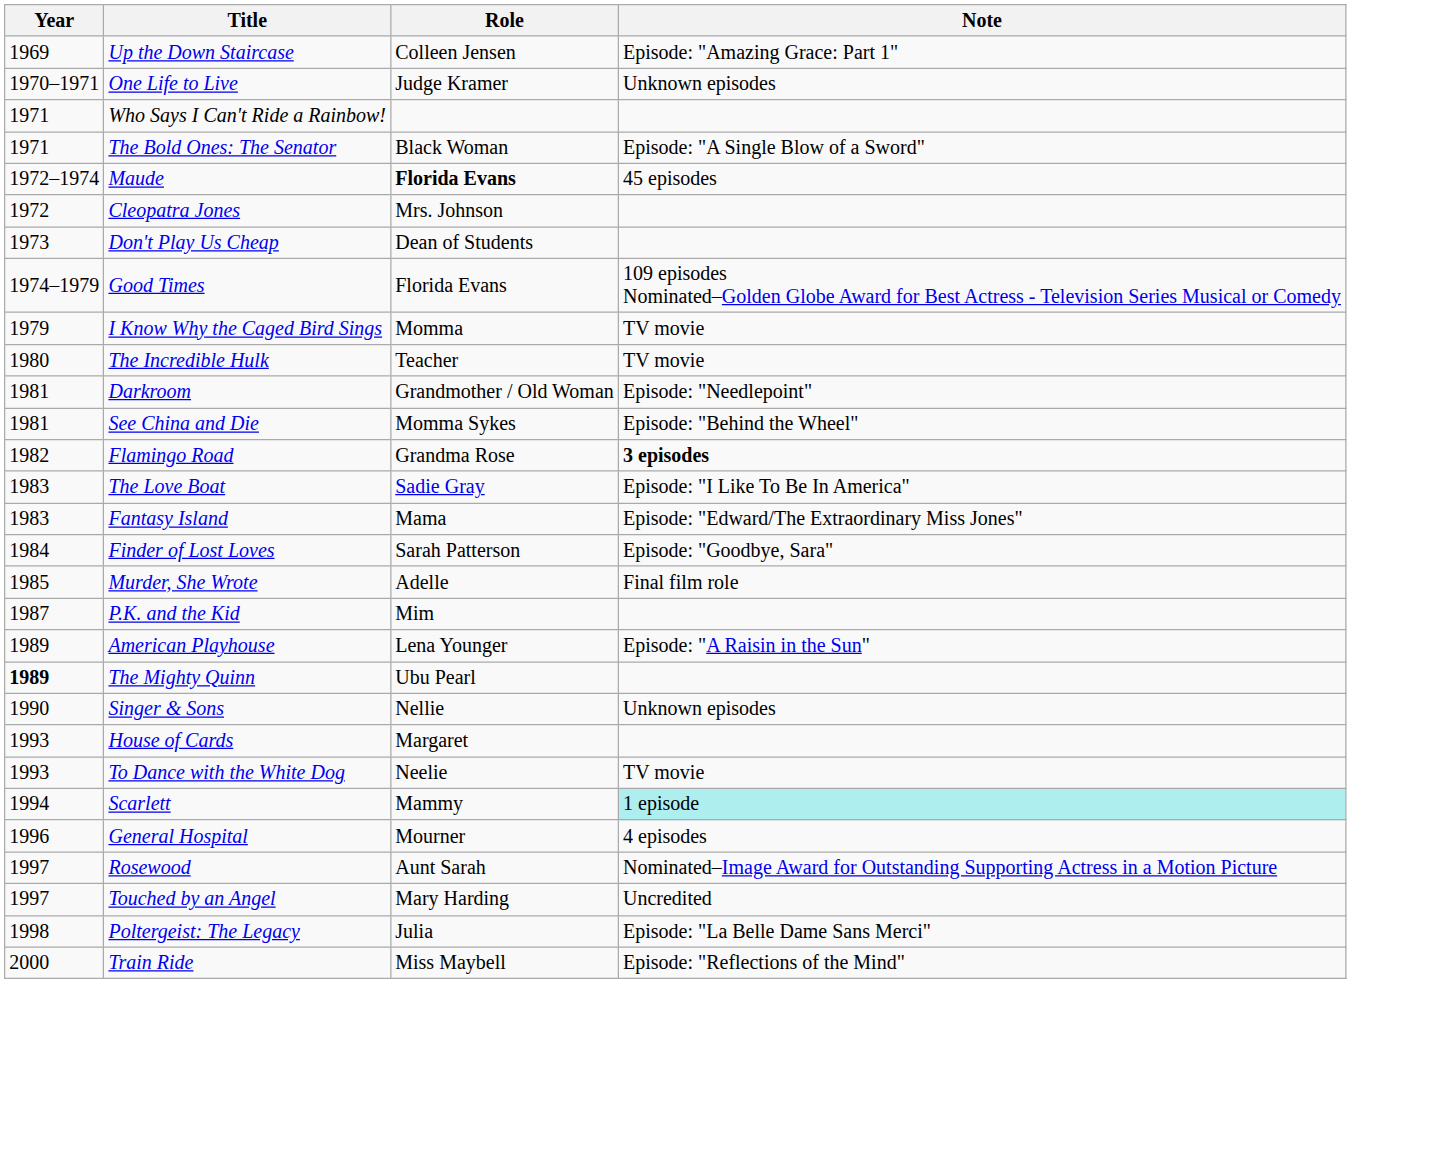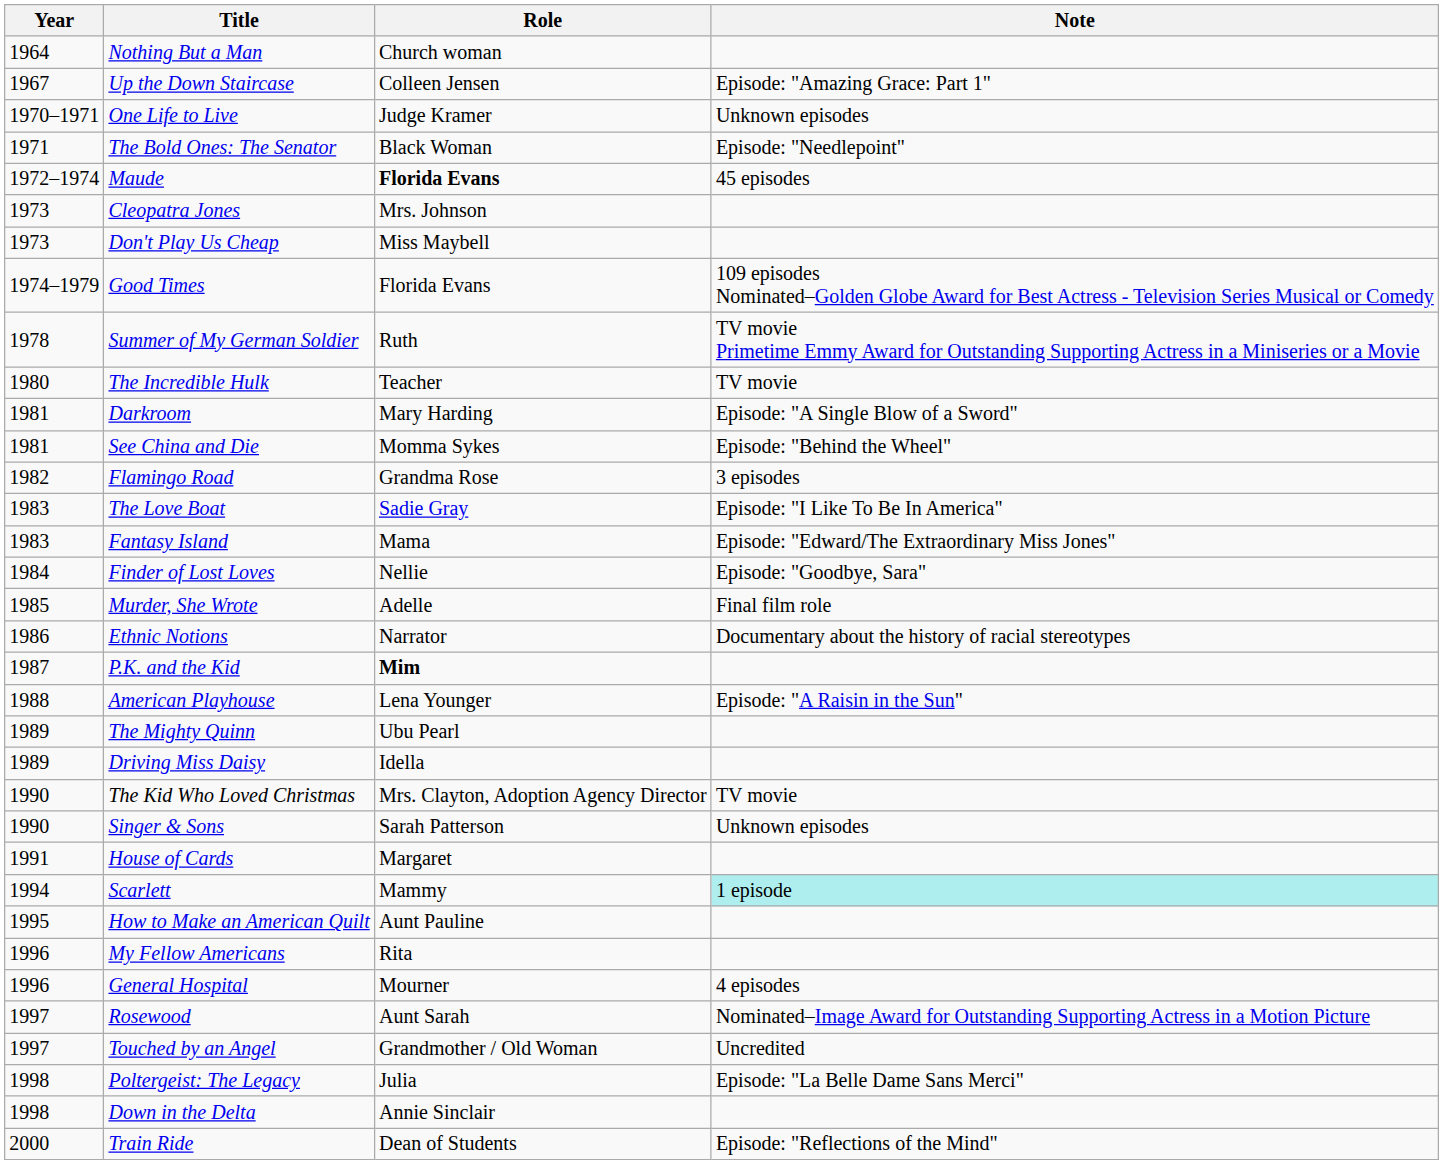+ row: (185, 52)
(29, 52) 1969 -> (29, 83) 1967
- row: (247, 115)
(774, 147) Episode: "A Single Blow of a Sword" -> (810, 147) Episode: "Needlepoint"
(29, 210) 1972 -> (29, 210) 1973
(464, 242) Dean of Students -> (434, 242) Miss Maybell
+ row: (233, 339)
- row: (245, 328)
(505, 391) Grandmother / Old Woman -> (436, 414) Mary Harding
(718, 391) Episode: "Needlepoint" -> (867, 414) Episode: "A Single Blow of a Sword"
(666, 455) bold -> (758, 477) normal
(458, 550) Sarah Patterson -> (403, 572) Nellie
+ row: (168, 636)
(415, 613) normal -> (399, 668) bold
(29, 645) 1989 -> (29, 699) 1988
(29, 677) bold -> (29, 731) normal
+ row: (187, 763)
+ row: (232, 794)
(420, 708) Nellie -> (441, 826) Sarah Patterson
(29, 740) 1993 -> (29, 858) 1991
- row: (227, 772)
+ row: (239, 921)
+ row: (197, 953)
(452, 899) Mary Harding -> (488, 1048) Grandmother / Old Woman
+ row: (182, 1112)
(451, 962) Miss Maybell -> (448, 1143) Dean of Students
